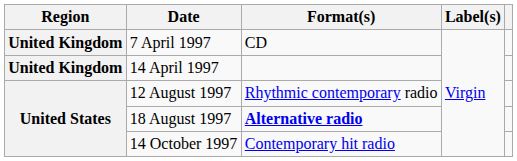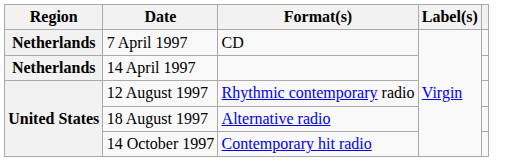(65, 42) United Kingdom -> (54, 42) Netherlands
(65, 67) United Kingdom -> (54, 67) Netherlands
(304, 118) bold -> (276, 118) normal
